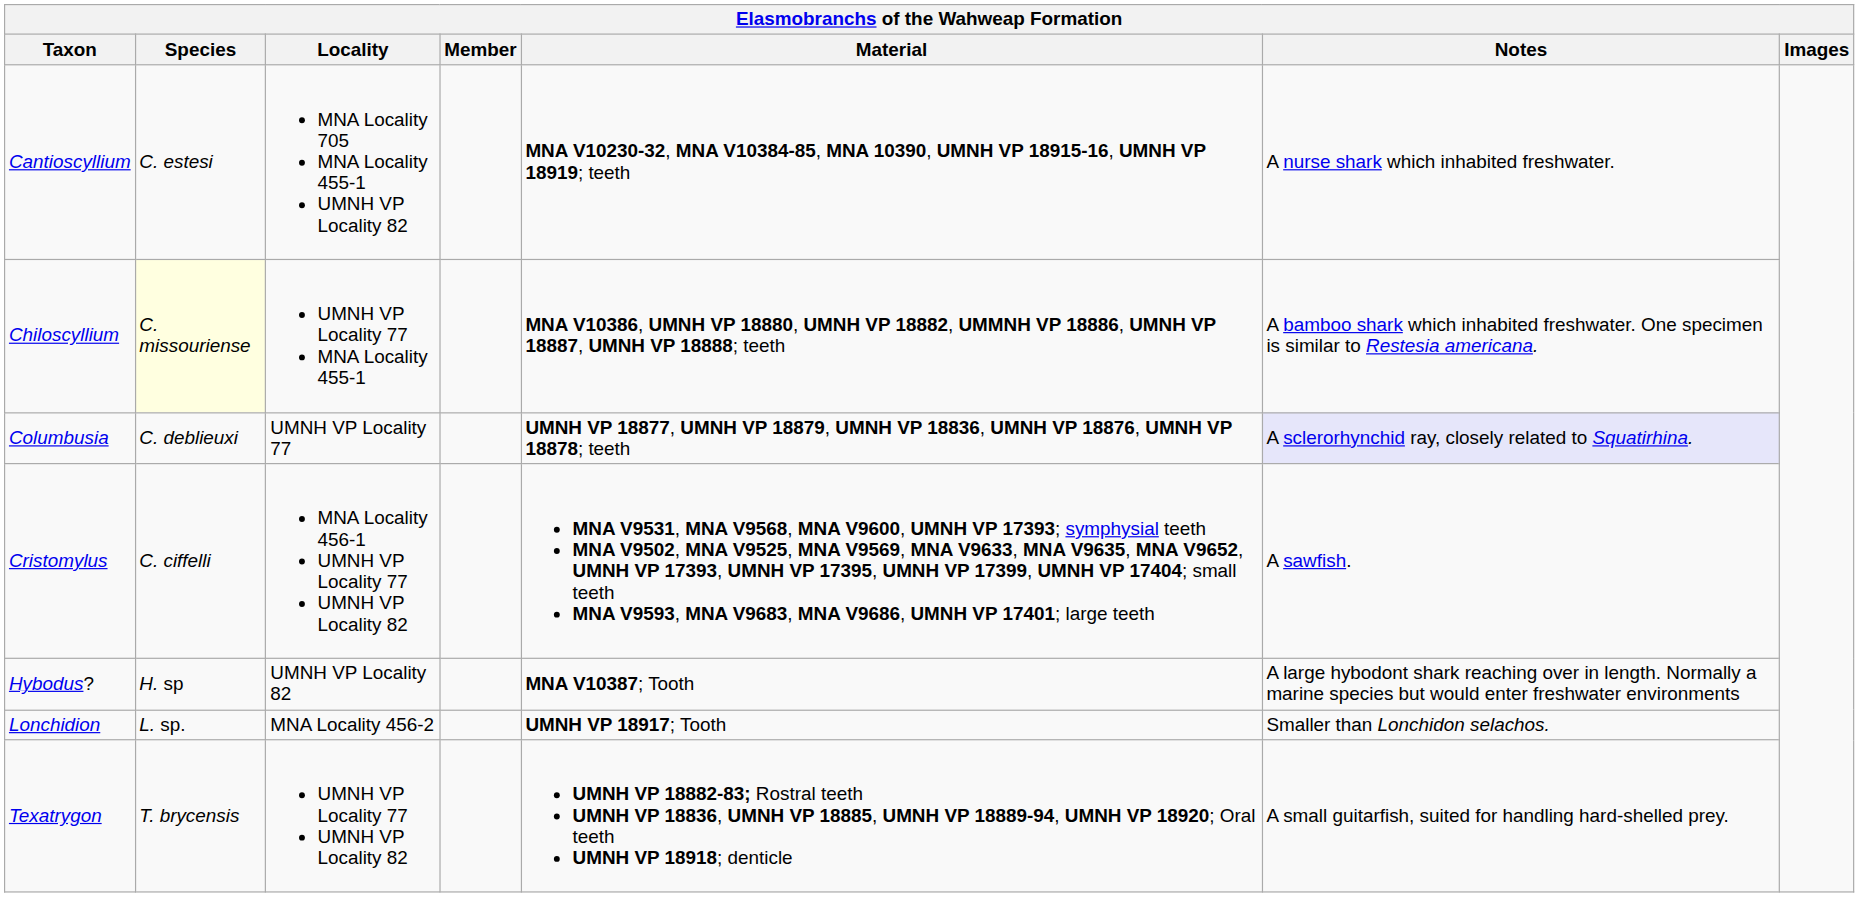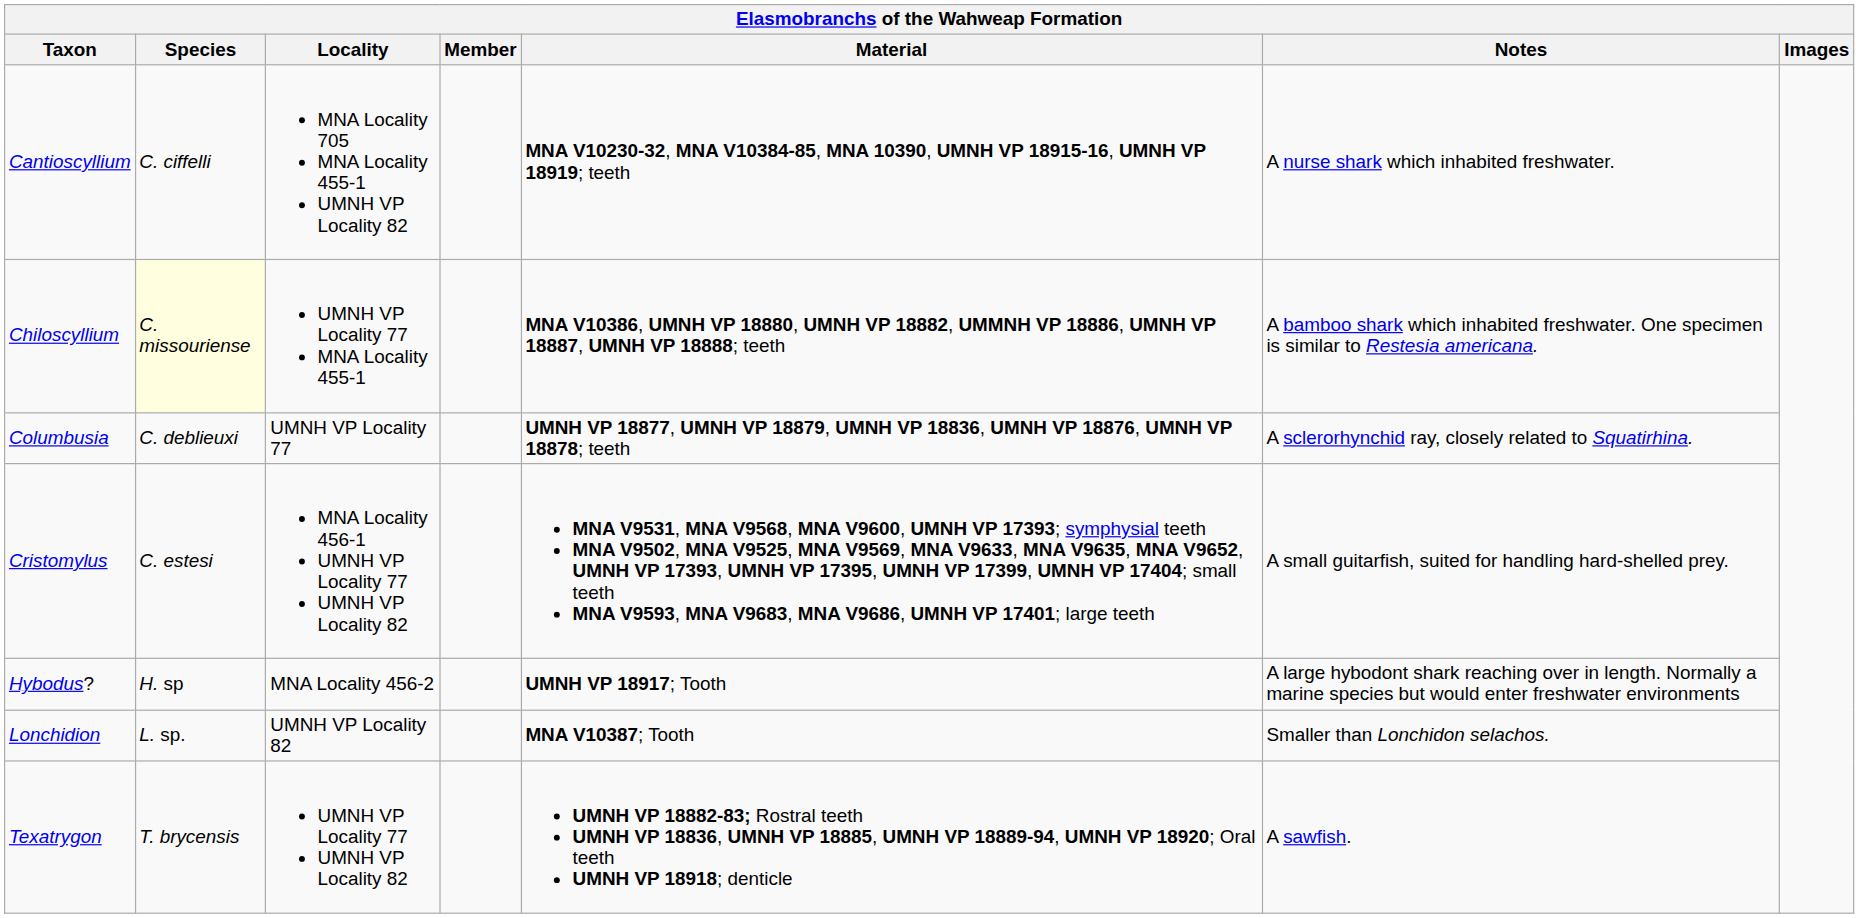(176, 161) C. estesi -> (175, 161) C. ciffelli
(1480, 437) lavender background -> (1480, 437) no background
(175, 560) C. ciffelli -> (176, 560) C. estesi
(1309, 560) A sawfish. -> (1498, 560) A small guitarfish, suited for handling hard-shelled prey.
(348, 684) UMNH VP Locality 82 -> (352, 684) MNA Locality 456-2
(610, 684) MNA V10387; Tooth -> (626, 684) UMNH VP 18917; Tooth
(352, 724) MNA Locality 456-2 -> (348, 735) UMNH VP Locality 82
(626, 724) UMNH VP 18917; Tooth -> (610, 735) MNA V10387; Tooth
(1498, 815) A small guitarfish, suited for handling hard-shelled prey. -> (1309, 837) A sawfish.
